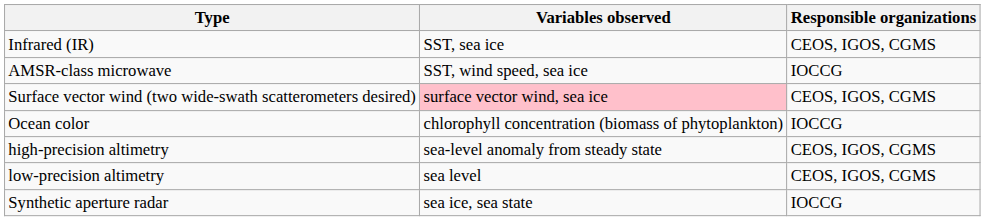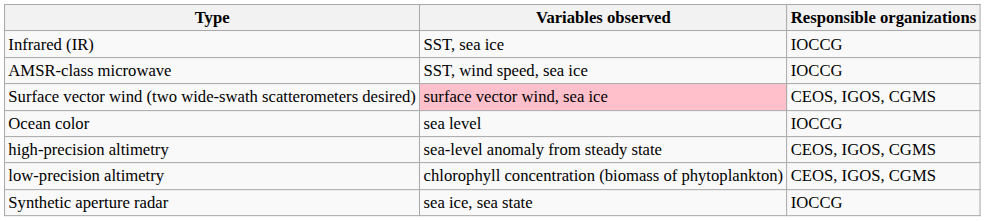(863, 44) CEOS, IGOS, CGMS -> (817, 44) IOCCG
(603, 123) chlorophyll concentration (biomass of phytoplankton) -> (452, 123) sea level
(452, 176) sea level -> (603, 176) chlorophyll concentration (biomass of phytoplankton)
